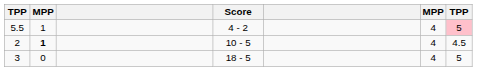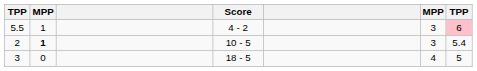(433, 27) 4 -> (433, 27) 3
(459, 27) 5 -> (459, 27) 6
(433, 43) 4 -> (433, 43) 3
(459, 43) 4.5 -> (459, 43) 5.4
